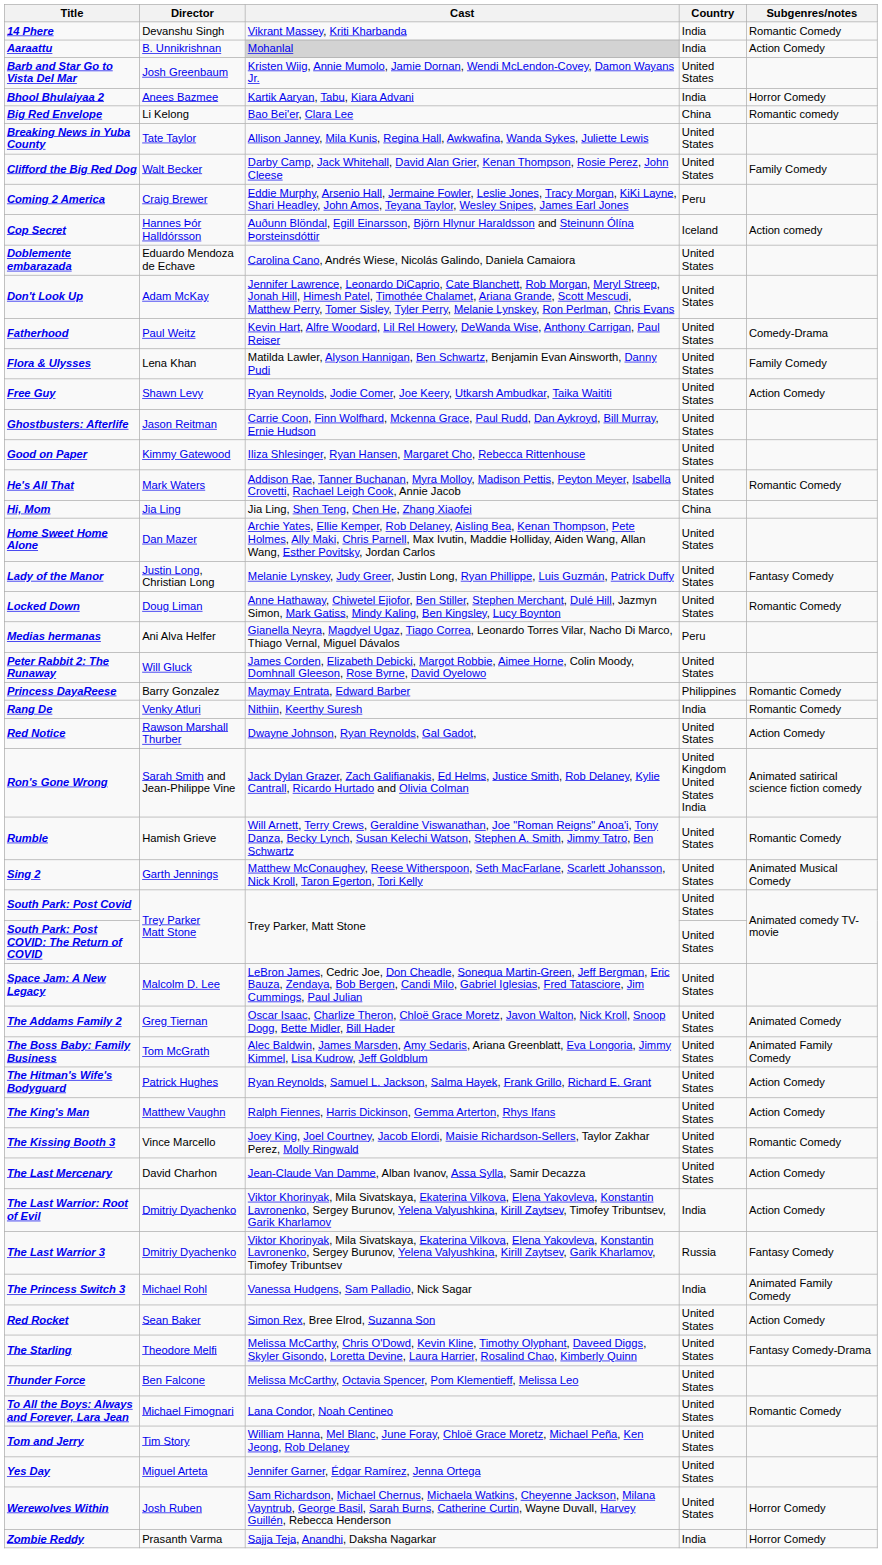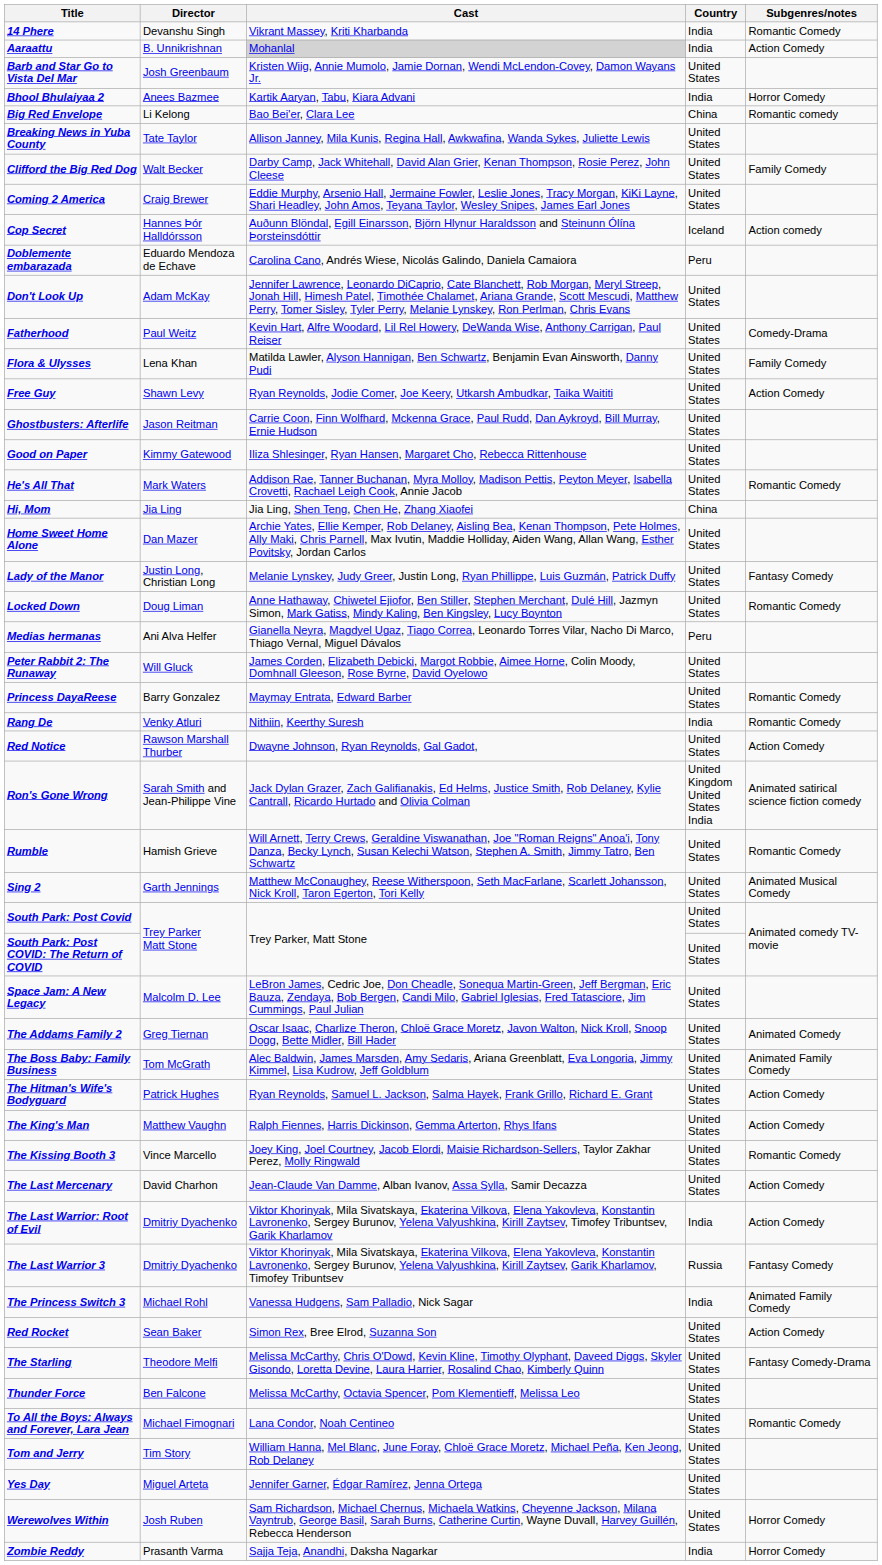(694, 199) Peru -> (704, 199) United States
(698, 260) United States -> (700, 260) Peru
(709, 691) Philippines -> (704, 697) United States
